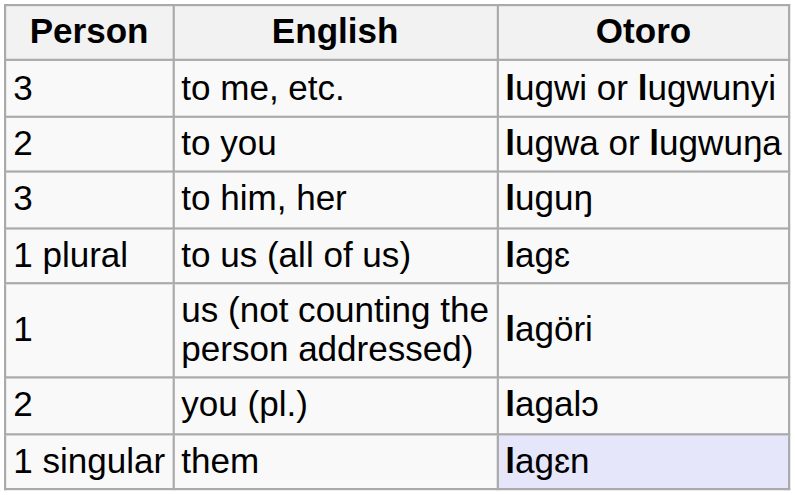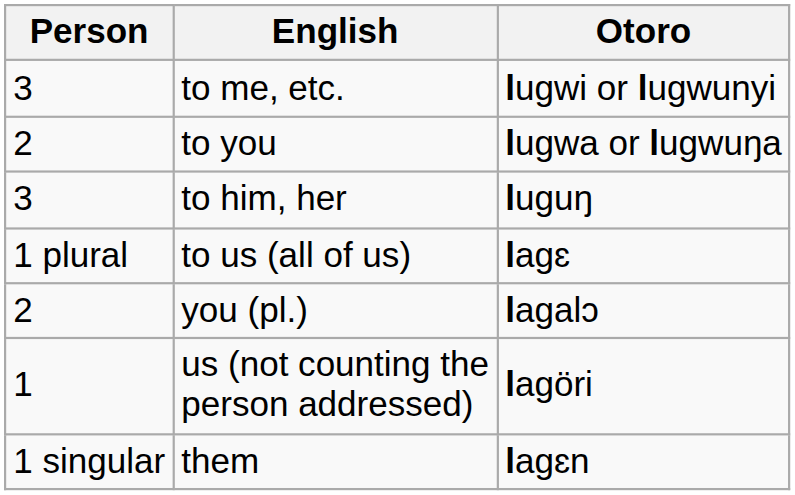rows swapped: (335, 329) <-> (245, 405)
(547, 460) lavender background -> (547, 460) no background
